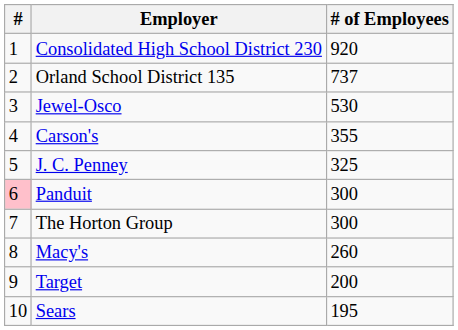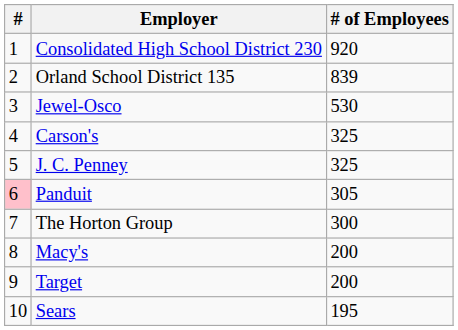(344, 77) 737 -> (344, 77) 839
(344, 135) 355 -> (344, 135) 325
(344, 194) 300 -> (344, 194) 305
(344, 252) 260 -> (344, 252) 200
